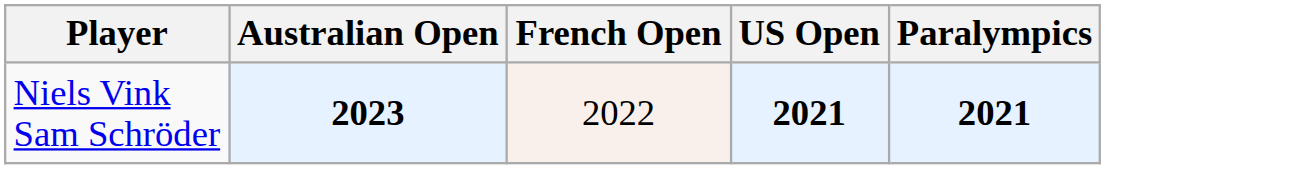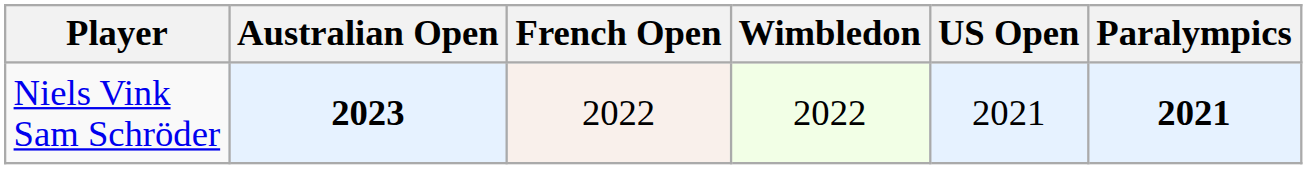+ column: (830, 33)
(809, 112) bold -> (1009, 112) normal
